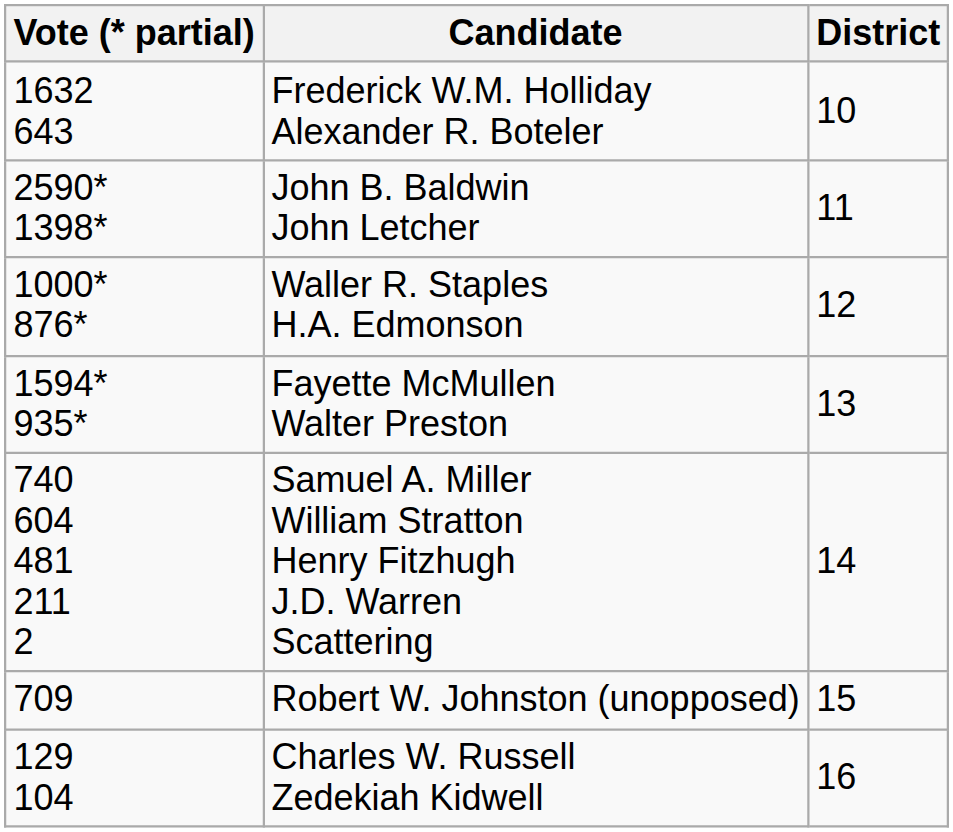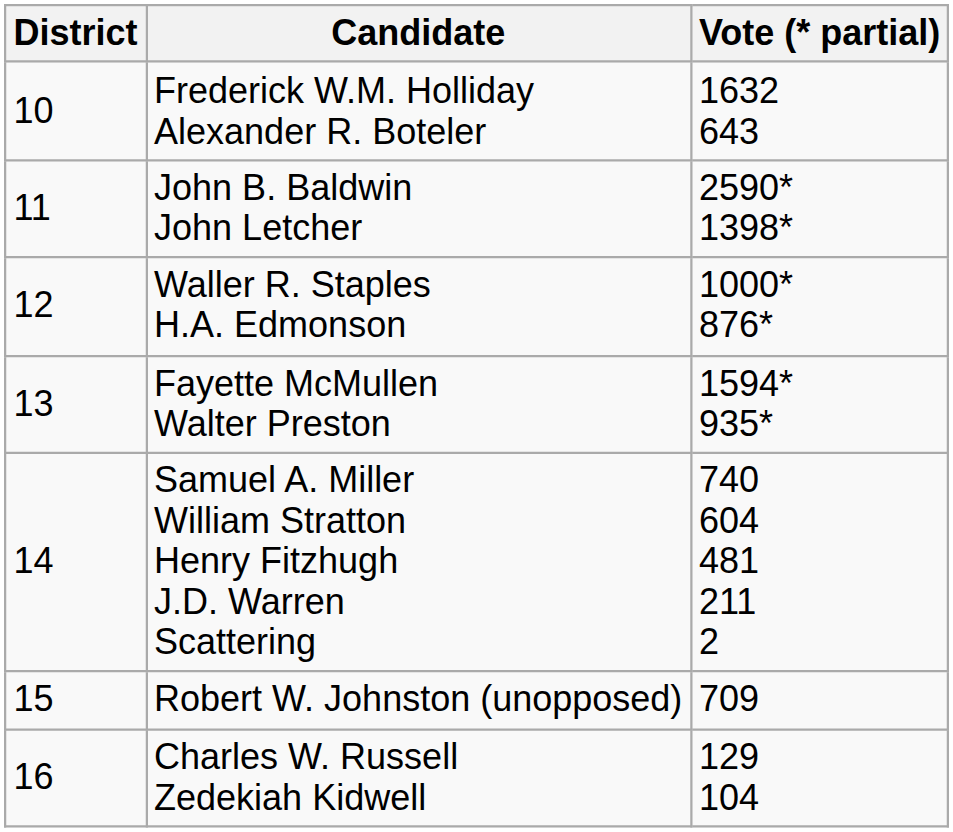columns swapped: (878, 33) <-> (134, 33)
